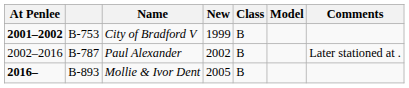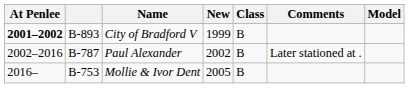columns swapped: (287, 14) <-> (355, 14)
(84, 33) B-753 -> (84, 33) B-893
(23, 72) bold -> (23, 72) normal
(84, 72) B-893 -> (84, 72) B-753
